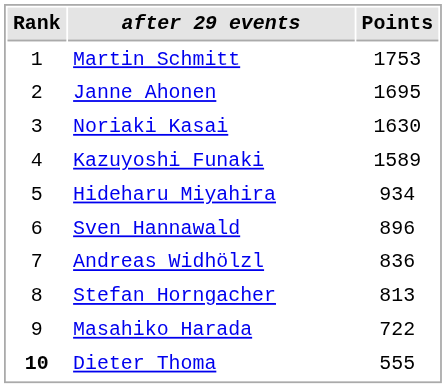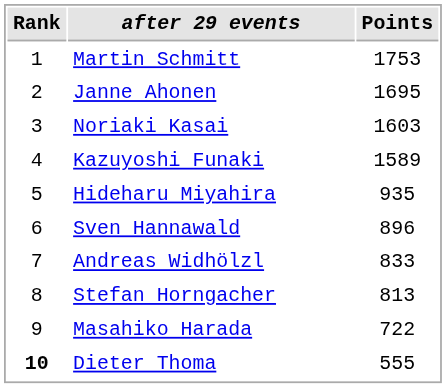(397, 127) 1630 -> (397, 127) 1603
(397, 194) 934 -> (397, 194) 935
(397, 262) 836 -> (397, 262) 833
